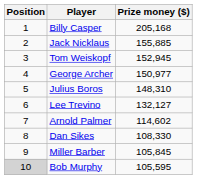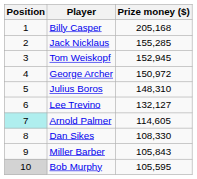(154, 43) 155,885 -> (154, 43) 155,285
(154, 74) 150,977 -> (154, 74) 150,972
(26, 120) no background -> (26, 120) paleturquoise background
(154, 120) 114,602 -> (154, 120) 114,605
(154, 151) 105,845 -> (154, 151) 105,843
